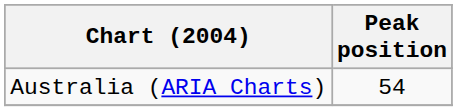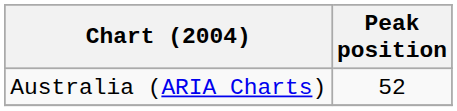(392, 87) 54 -> (392, 87) 52
